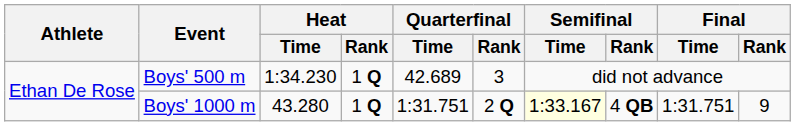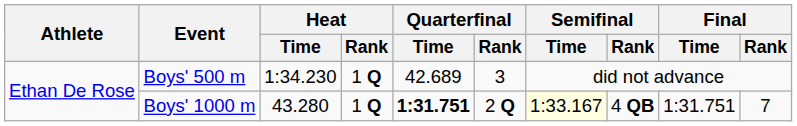(433, 106) normal -> (433, 106) bold
(764, 106) 9 -> (765, 106) 7
